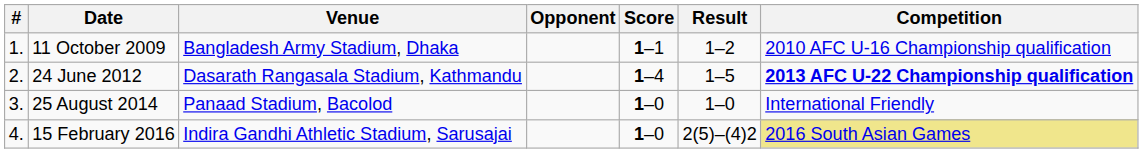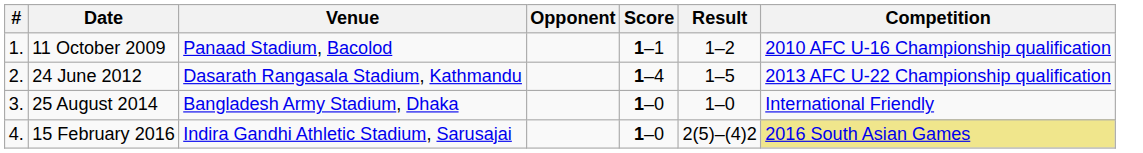(321, 47) Bangladesh Army Stadium, Dhaka -> (288, 47) Panaad Stadium, Bacolod
(949, 76) bold -> (938, 76) normal
(288, 104) Panaad Stadium, Bacolod -> (321, 104) Bangladesh Army Stadium, Dhaka
